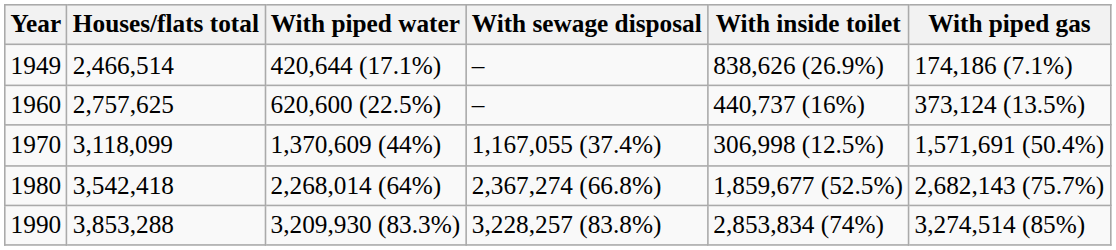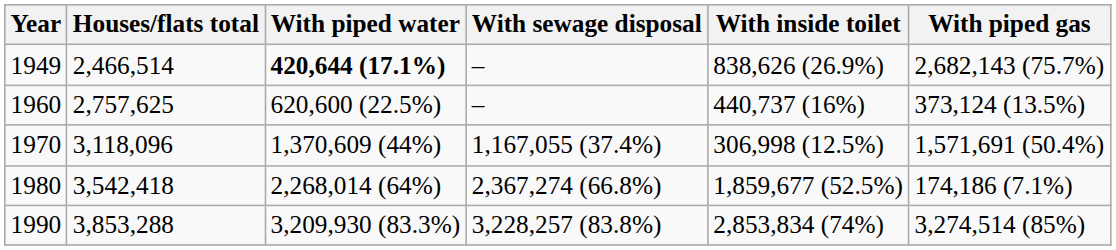(356, 64) normal -> (358, 64) bold
(994, 64) 174,186 (7.1%) -> (1009, 64) 2,682,143 (75.7%)
(123, 144) 3,118,099 -> (123, 144) 3,118,096
(1009, 184) 2,682,143 (75.7%) -> (994, 184) 174,186 (7.1%)
